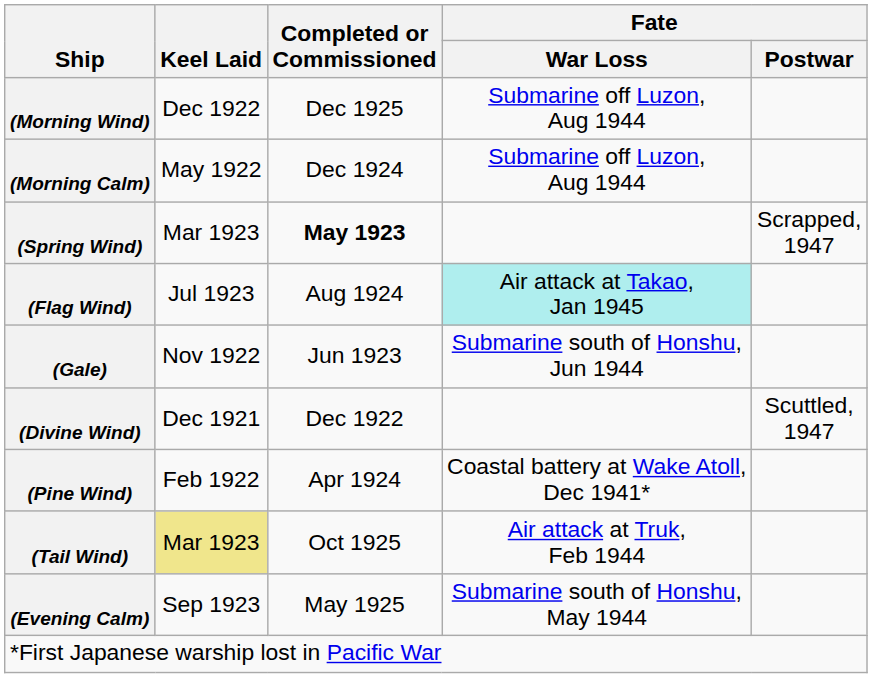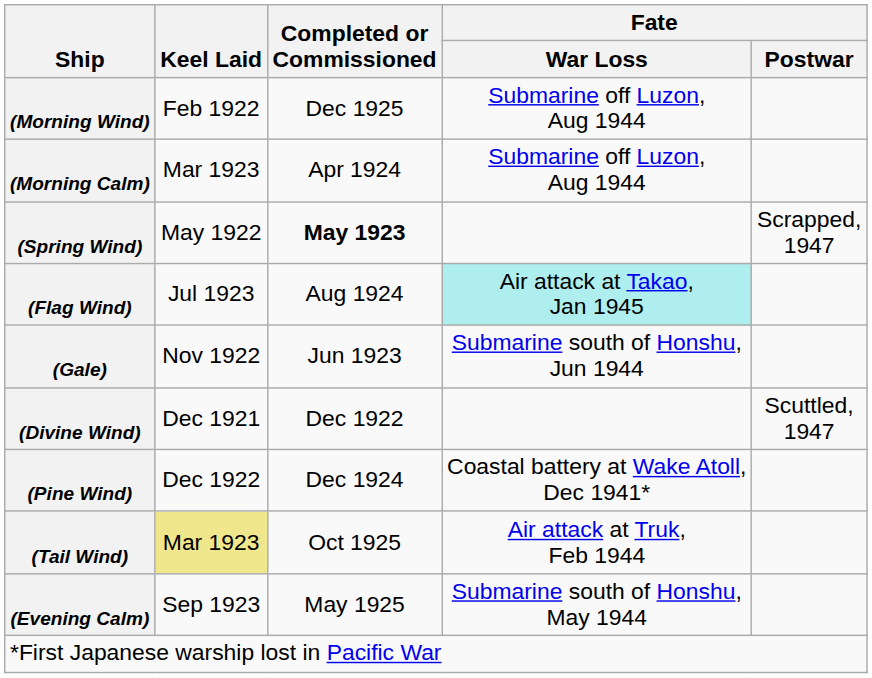(211, 108) Dec 1922 -> (211, 108) Feb 1922
(211, 170) May 1922 -> (211, 170) Mar 1923
(355, 170) Dec 1924 -> (355, 170) Apr 1924
(211, 232) Mar 1923 -> (211, 232) May 1922
(211, 480) Feb 1922 -> (211, 480) Dec 1922
(355, 480) Apr 1924 -> (355, 480) Dec 1924
